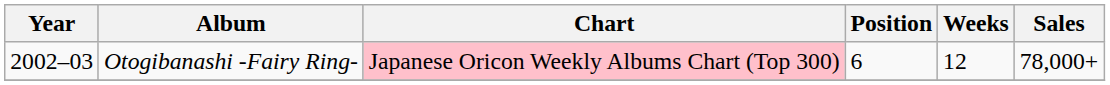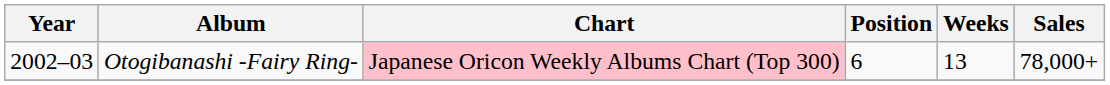(955, 60) 12 -> (955, 60) 13
